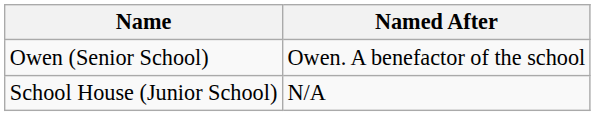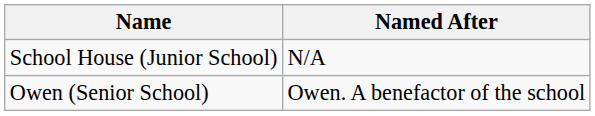rows swapped: (109, 57) <-> (144, 92)
